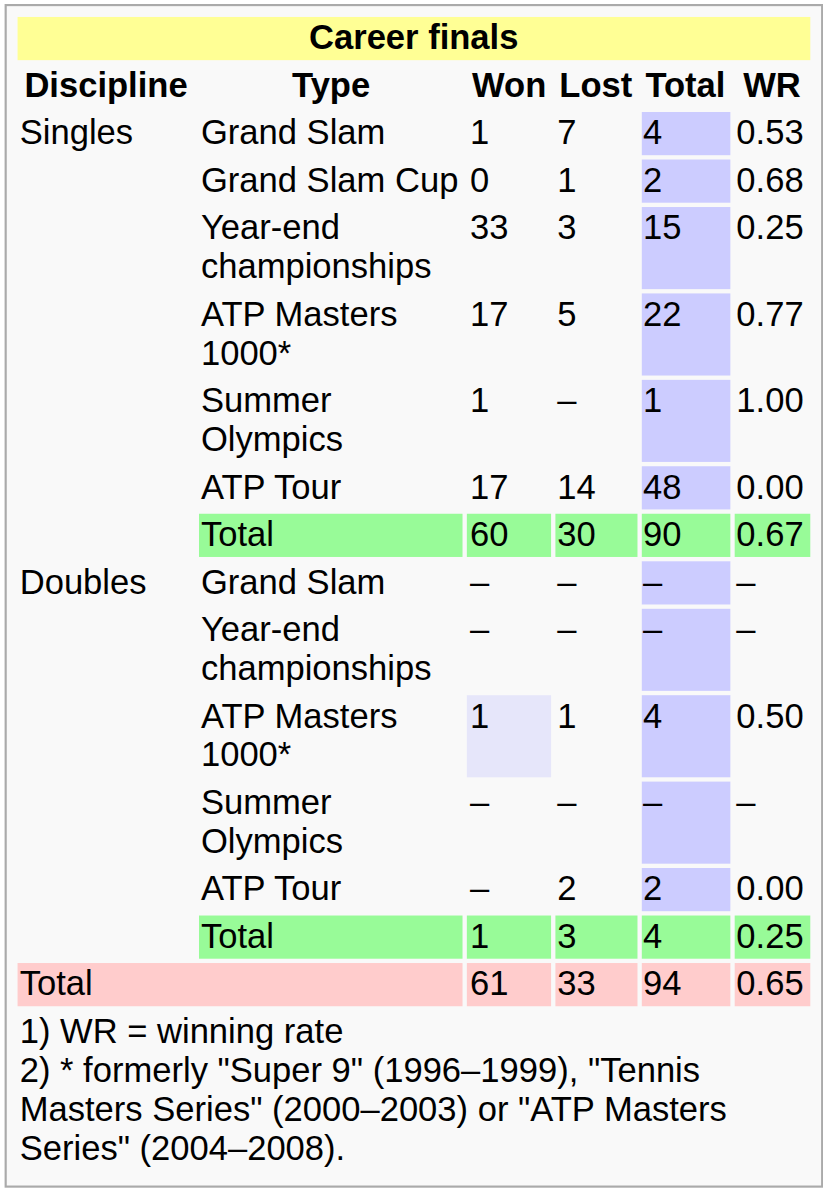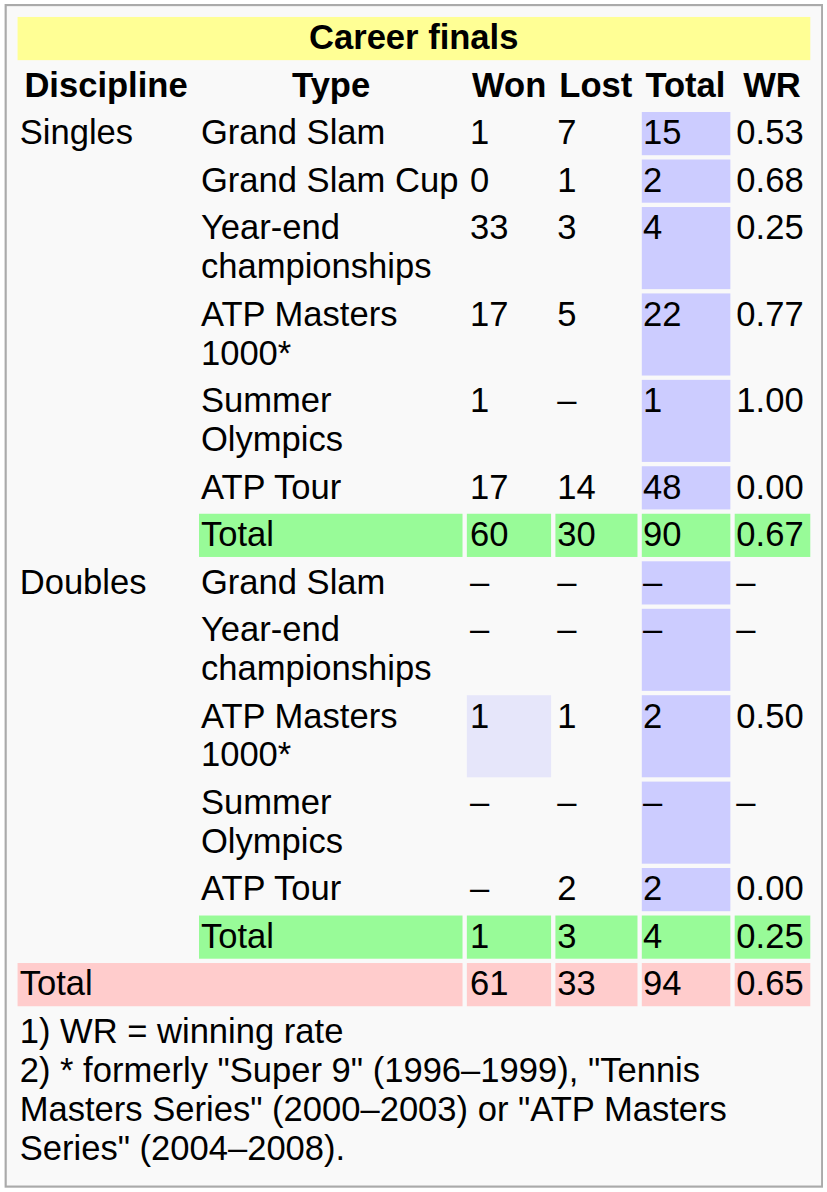(653, 133) 4 -> (662, 133) 15
(662, 228) 15 -> (653, 228) 4
(653, 716) 4 -> (653, 716) 2
